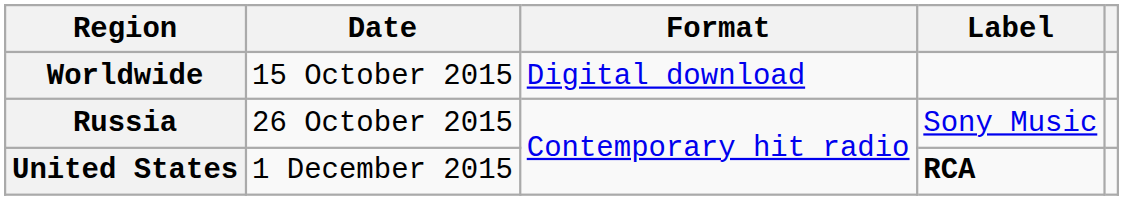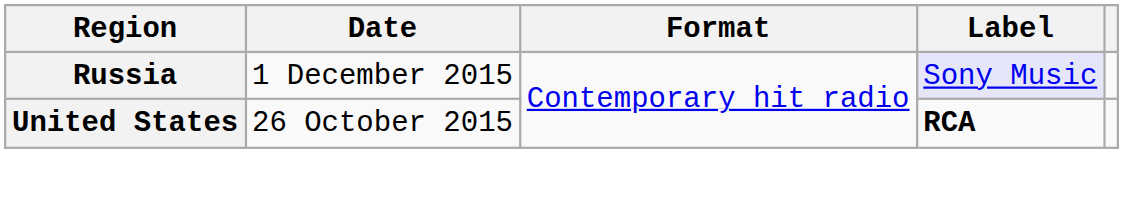- row: (125, 76)
(382, 123) 26 October 2015 -> (382, 76) 1 December 2015
(1010, 123) no background -> (1010, 76) lavender background
(382, 170) 1 December 2015 -> (382, 123) 26 October 2015
